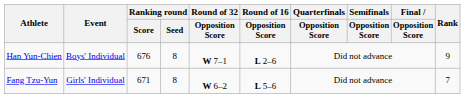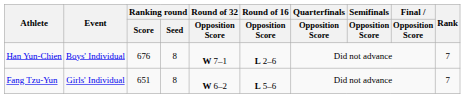(448, 56) 9 -> (448, 56) 7
(144, 81) 671 -> (144, 81) 651
